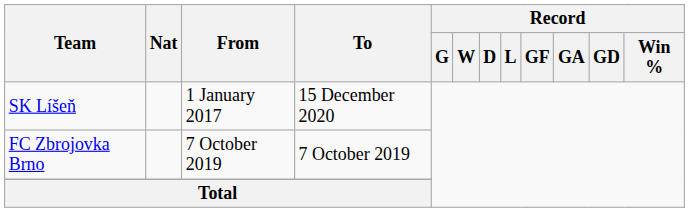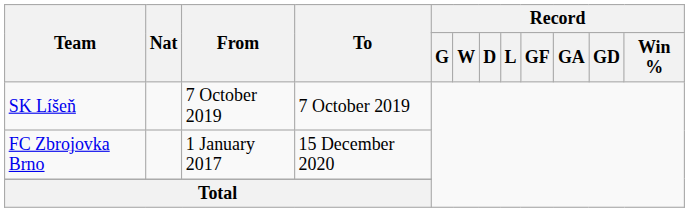(220, 105) 1 January 2017 -> (221, 105) 7 October 2019
(347, 105) 15 December 2020 -> (354, 105) 7 October 2019
(221, 154) 7 October 2019 -> (220, 154) 1 January 2017
(354, 154) 7 October 2019 -> (347, 154) 15 December 2020
